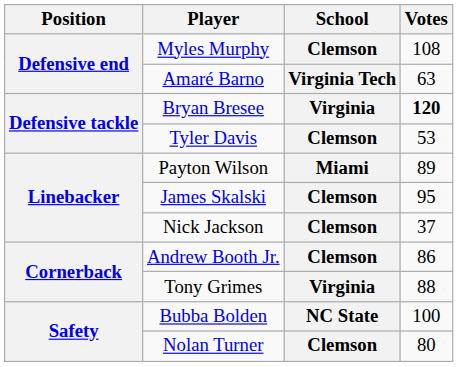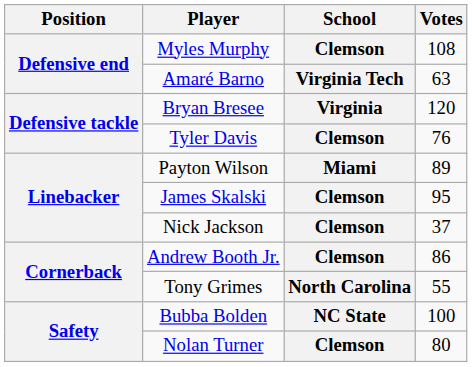(426, 108) bold -> (441, 108) normal
(426, 138) 53 -> (441, 138) 76
(342, 286) Virginia -> (350, 286) North Carolina
(426, 286) 88 -> (441, 286) 55
